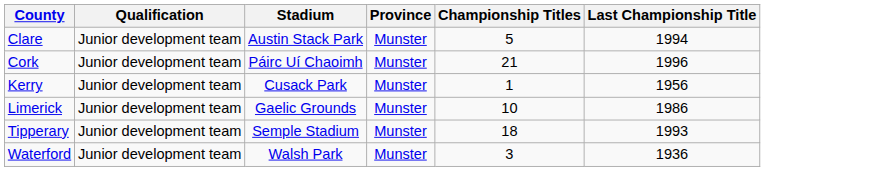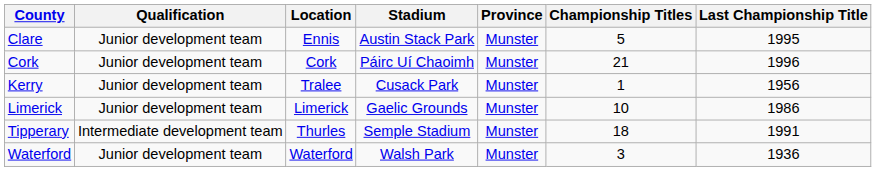+ column: (321, 16)
(672, 39) 1994 -> (783, 39) 1995
(160, 131) Junior development team -> (180, 131) Intermediate development team
(672, 131) 1993 -> (783, 131) 1991
